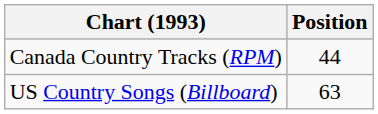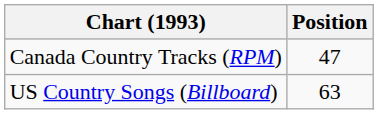(330, 56) 44 -> (330, 56) 47
